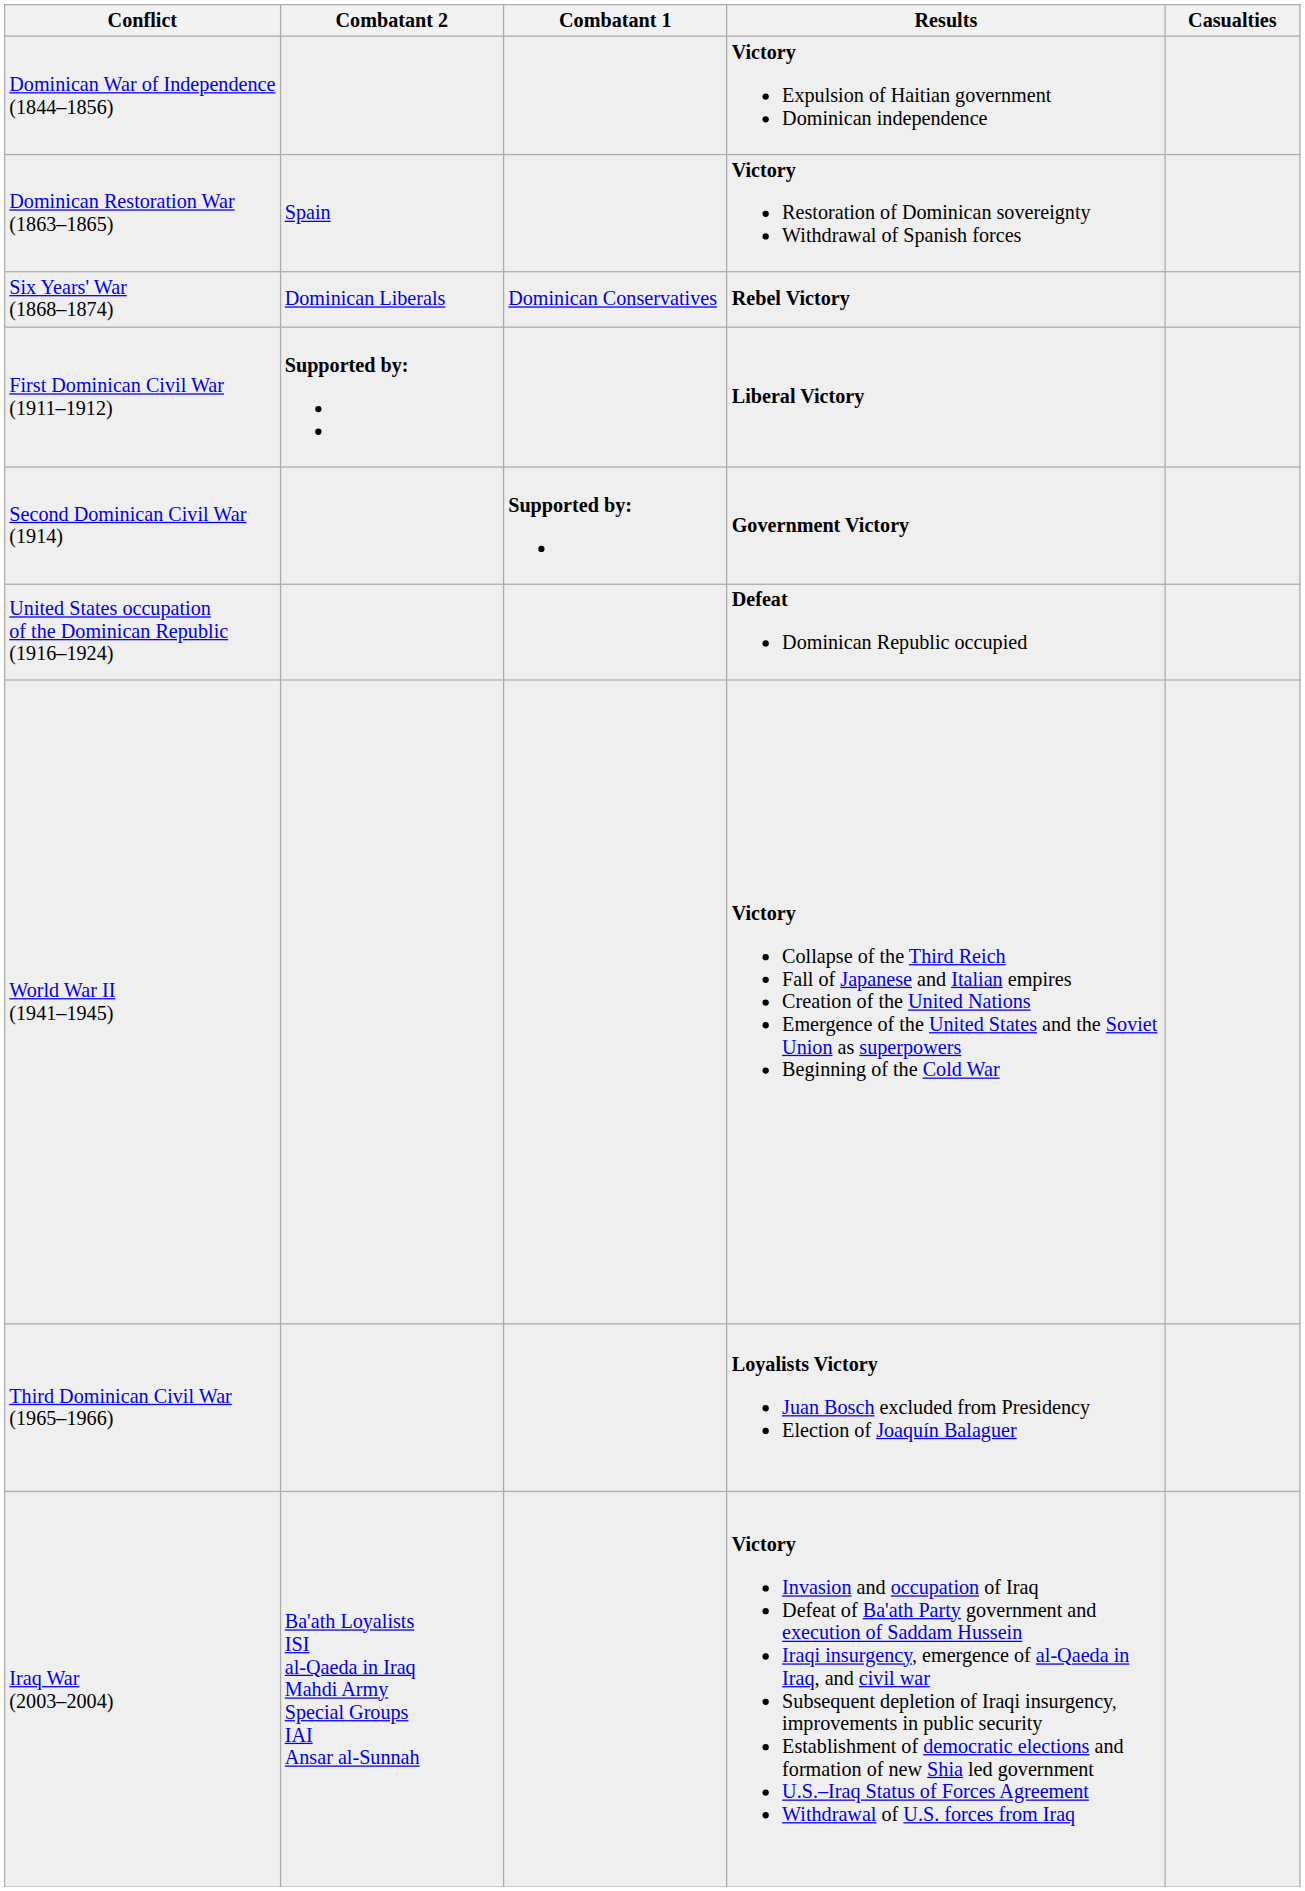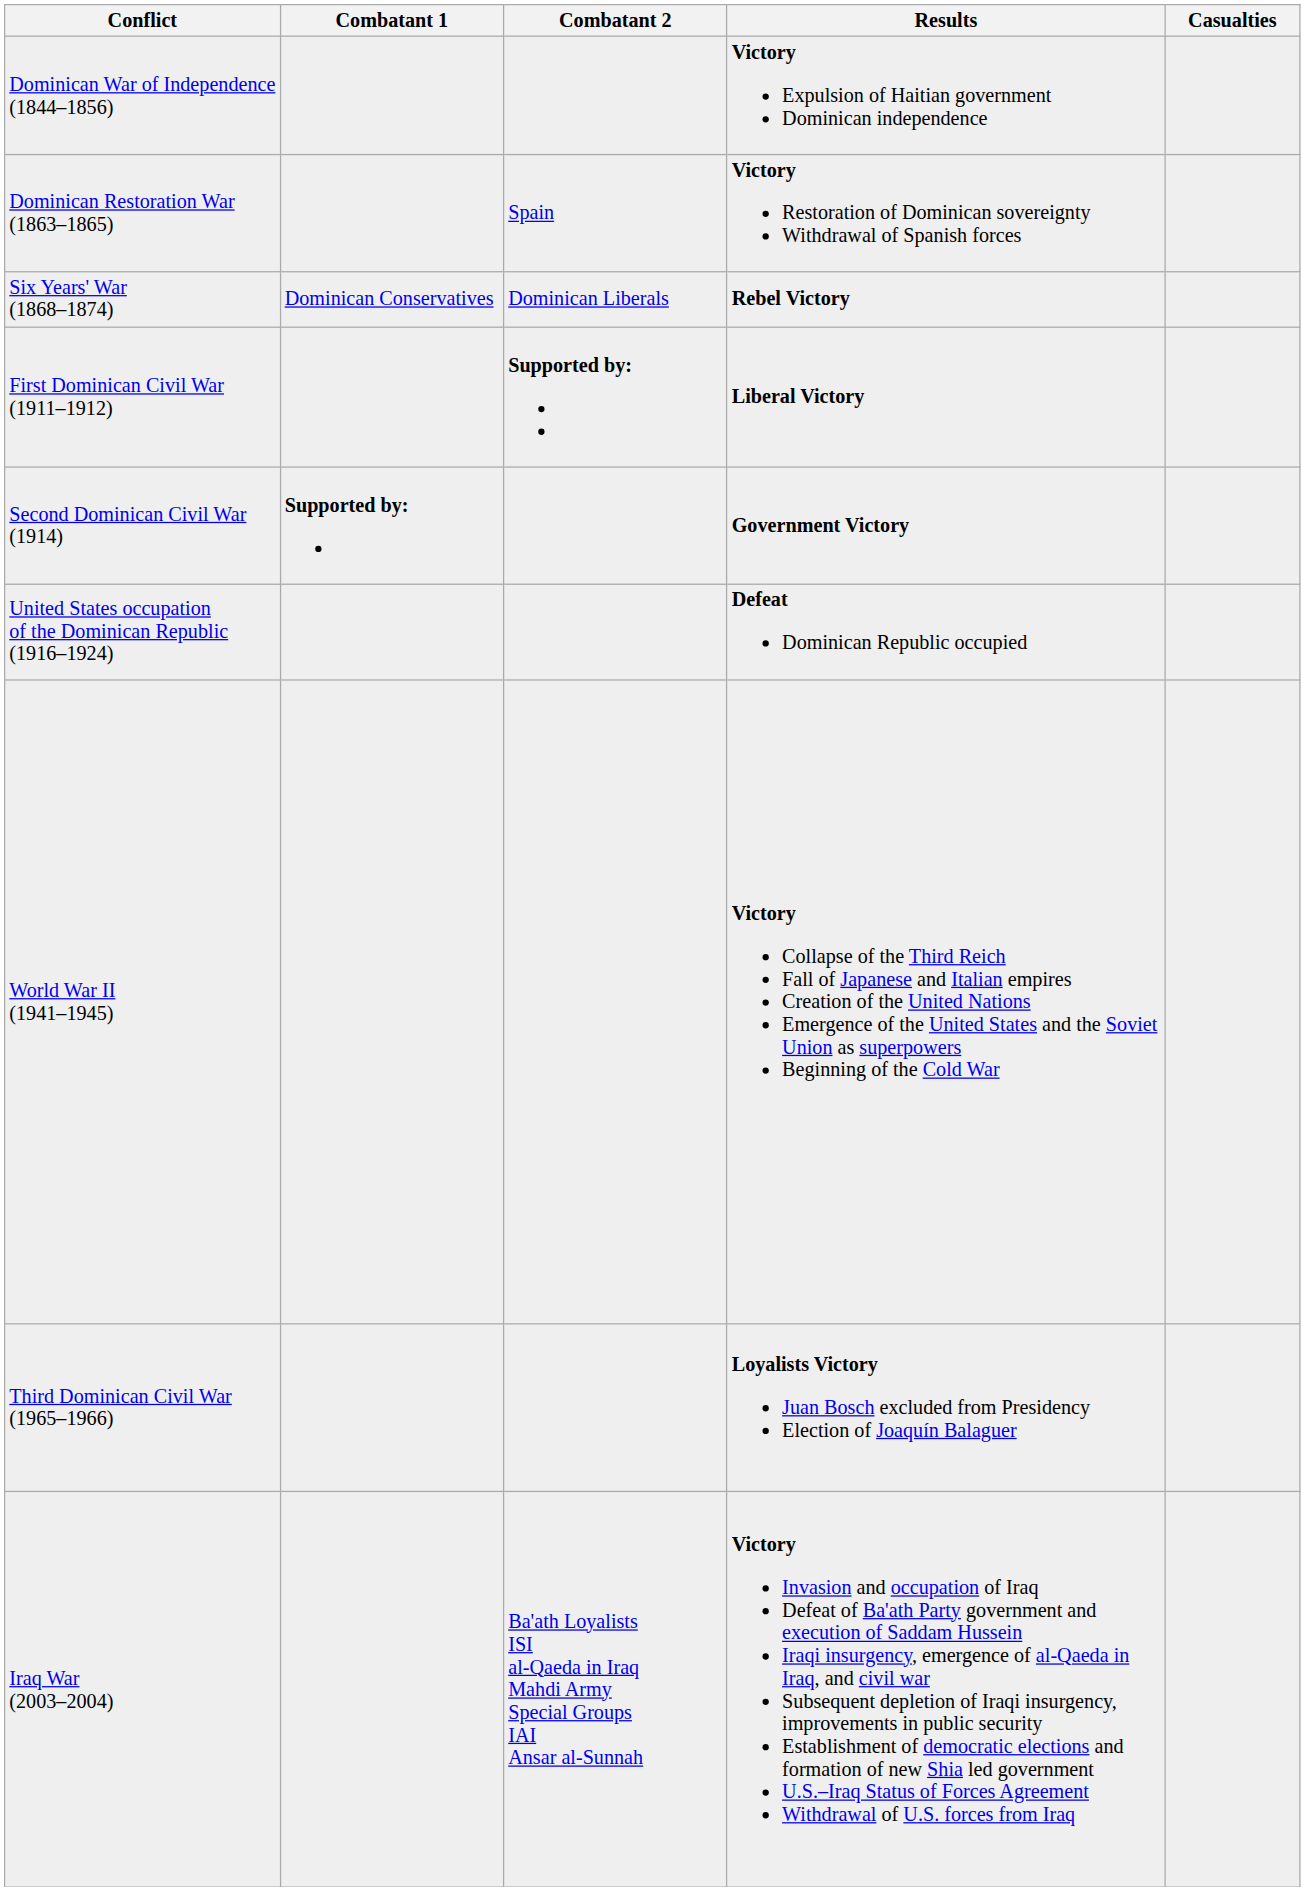columns swapped: (615, 20) <-> (392, 20)
